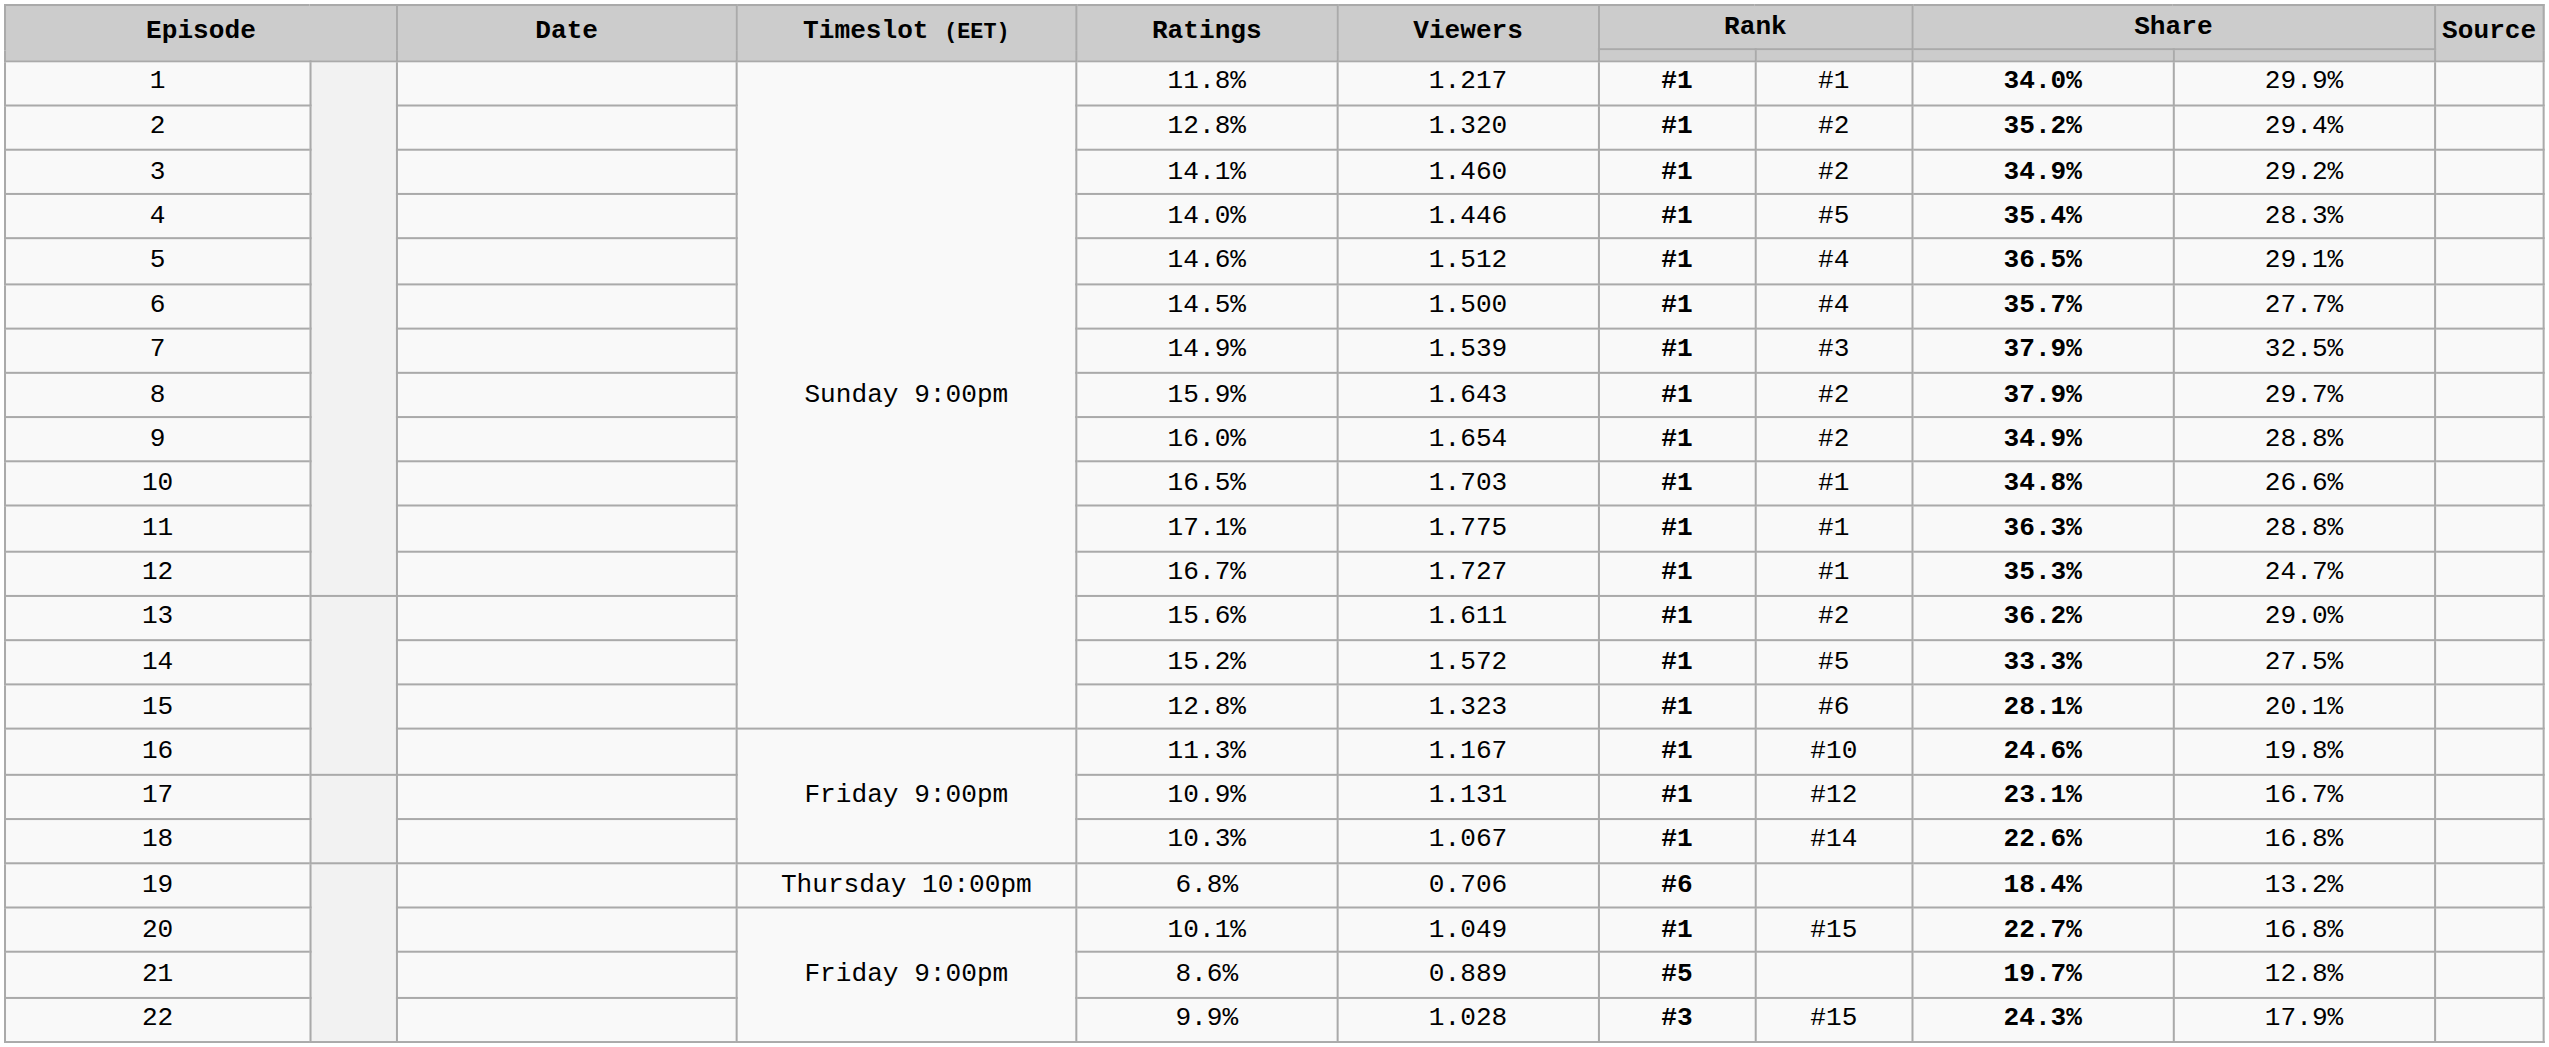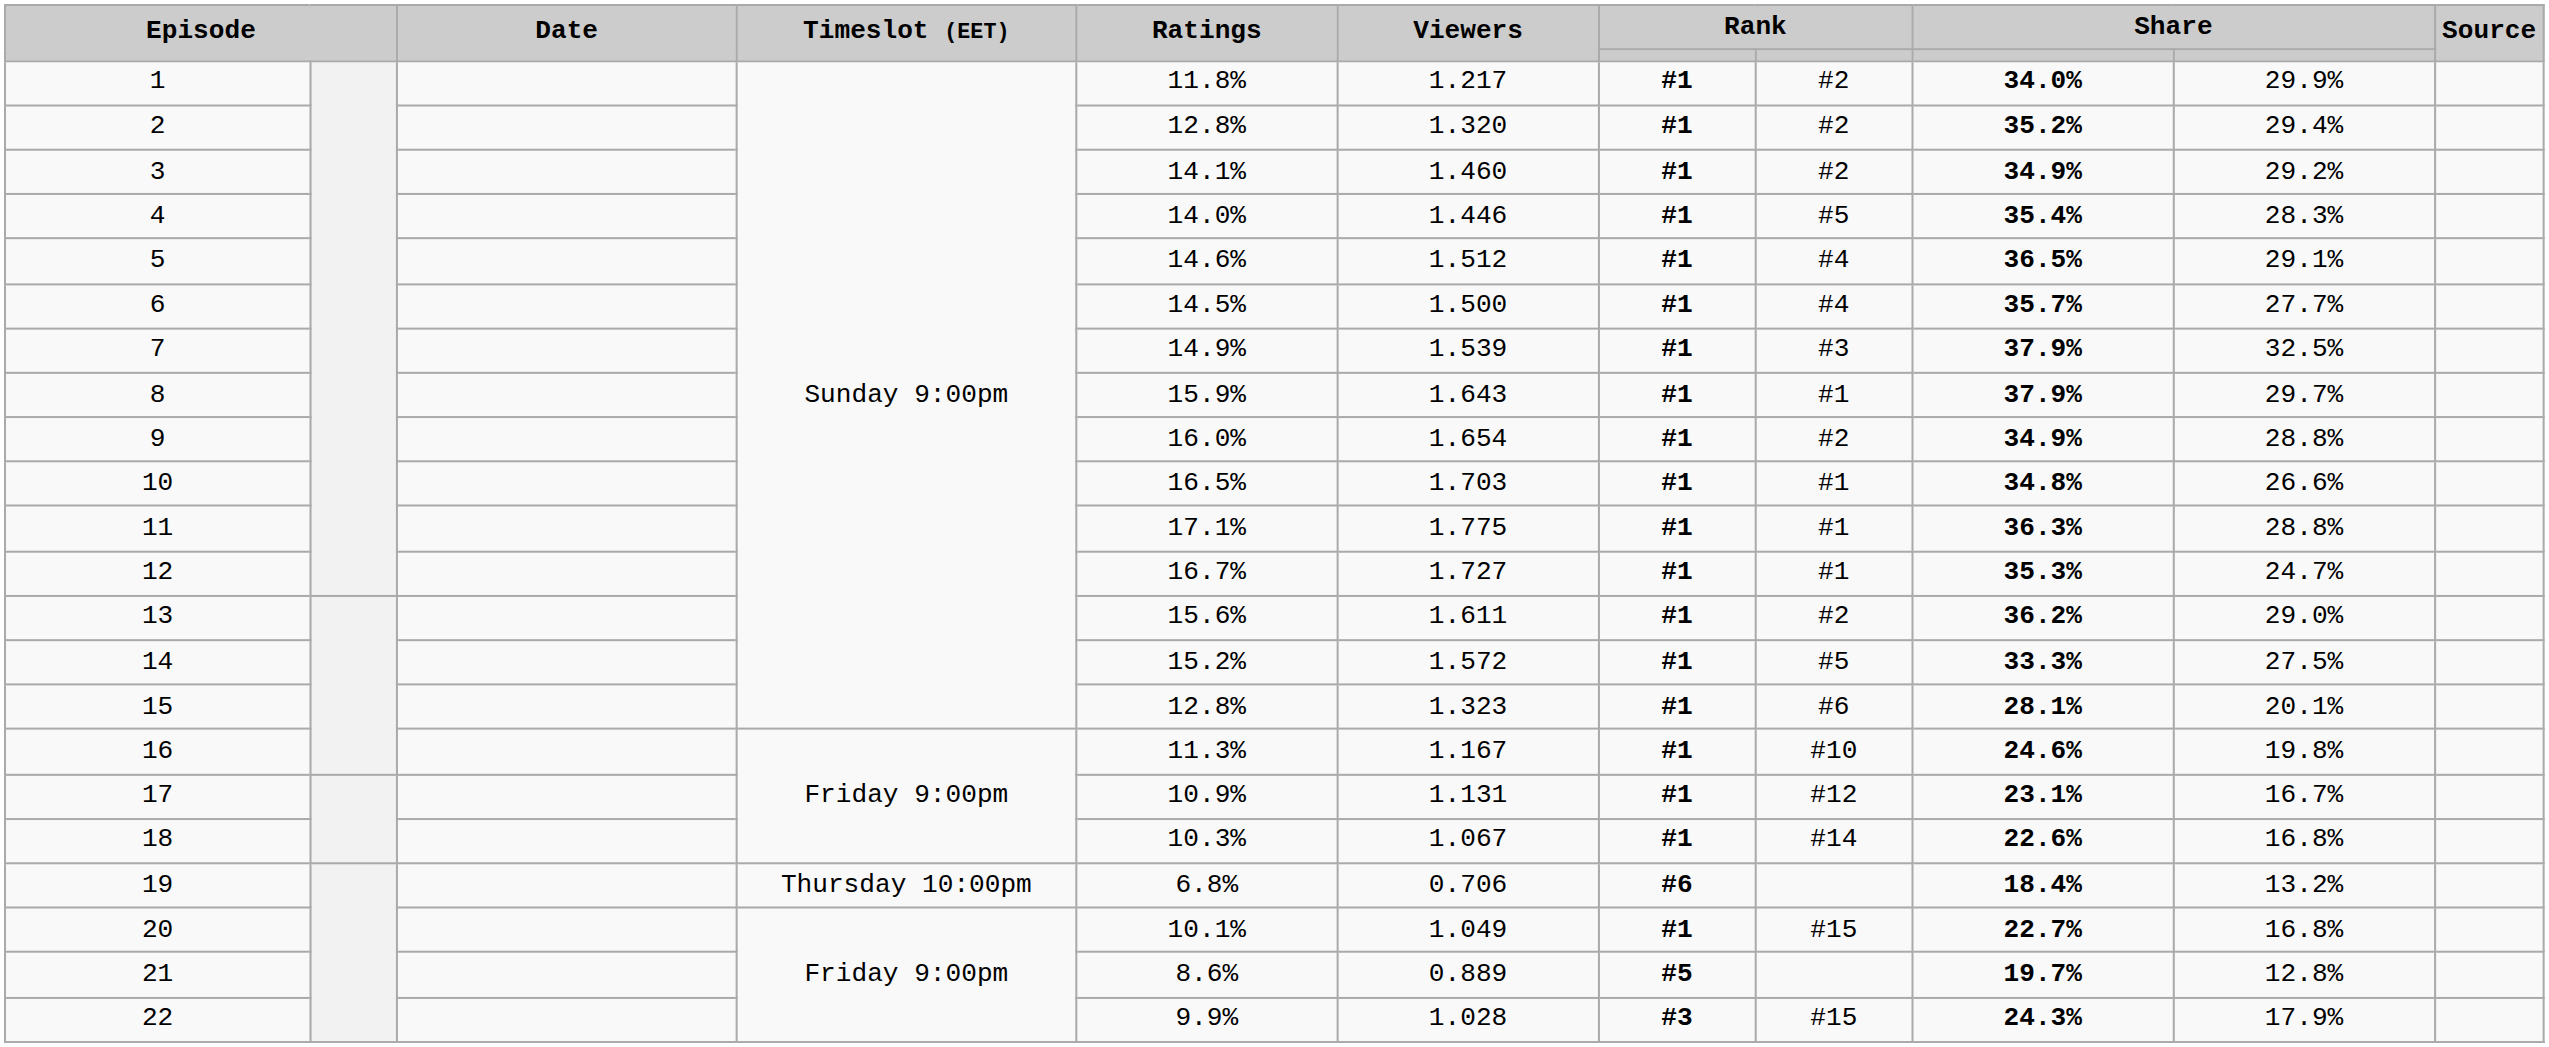(1834, 82) #1 -> (1834, 82) #2
(1834, 394) #2 -> (1834, 394) #1
